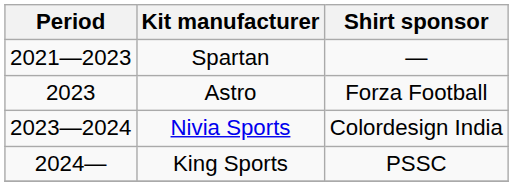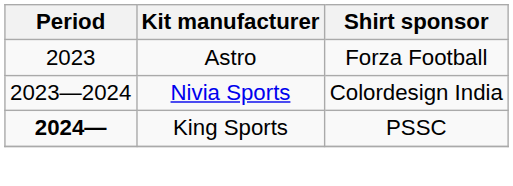- row: (230, 57)
(71, 163) normal -> (71, 127) bold
